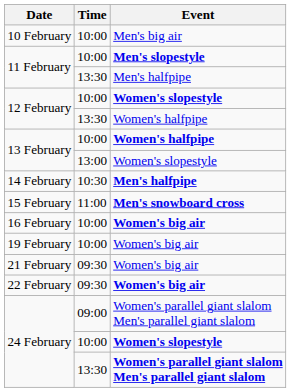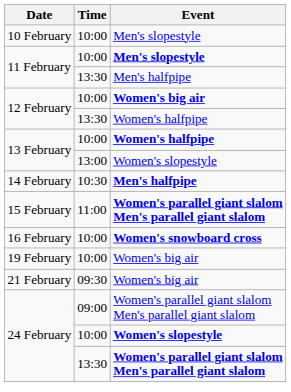(148, 35) Men's big air -> (157, 35) Men's slopestyle
(168, 98) Women's slopestyle -> (159, 98) Women's big air
(179, 202) Men's snowboard cross -> (198, 209) Women's parallel giant slalom Men's parallel giant slalom
(159, 222) Women's big air -> (187, 237) Women's snowboard cross
- row: (39, 285)
